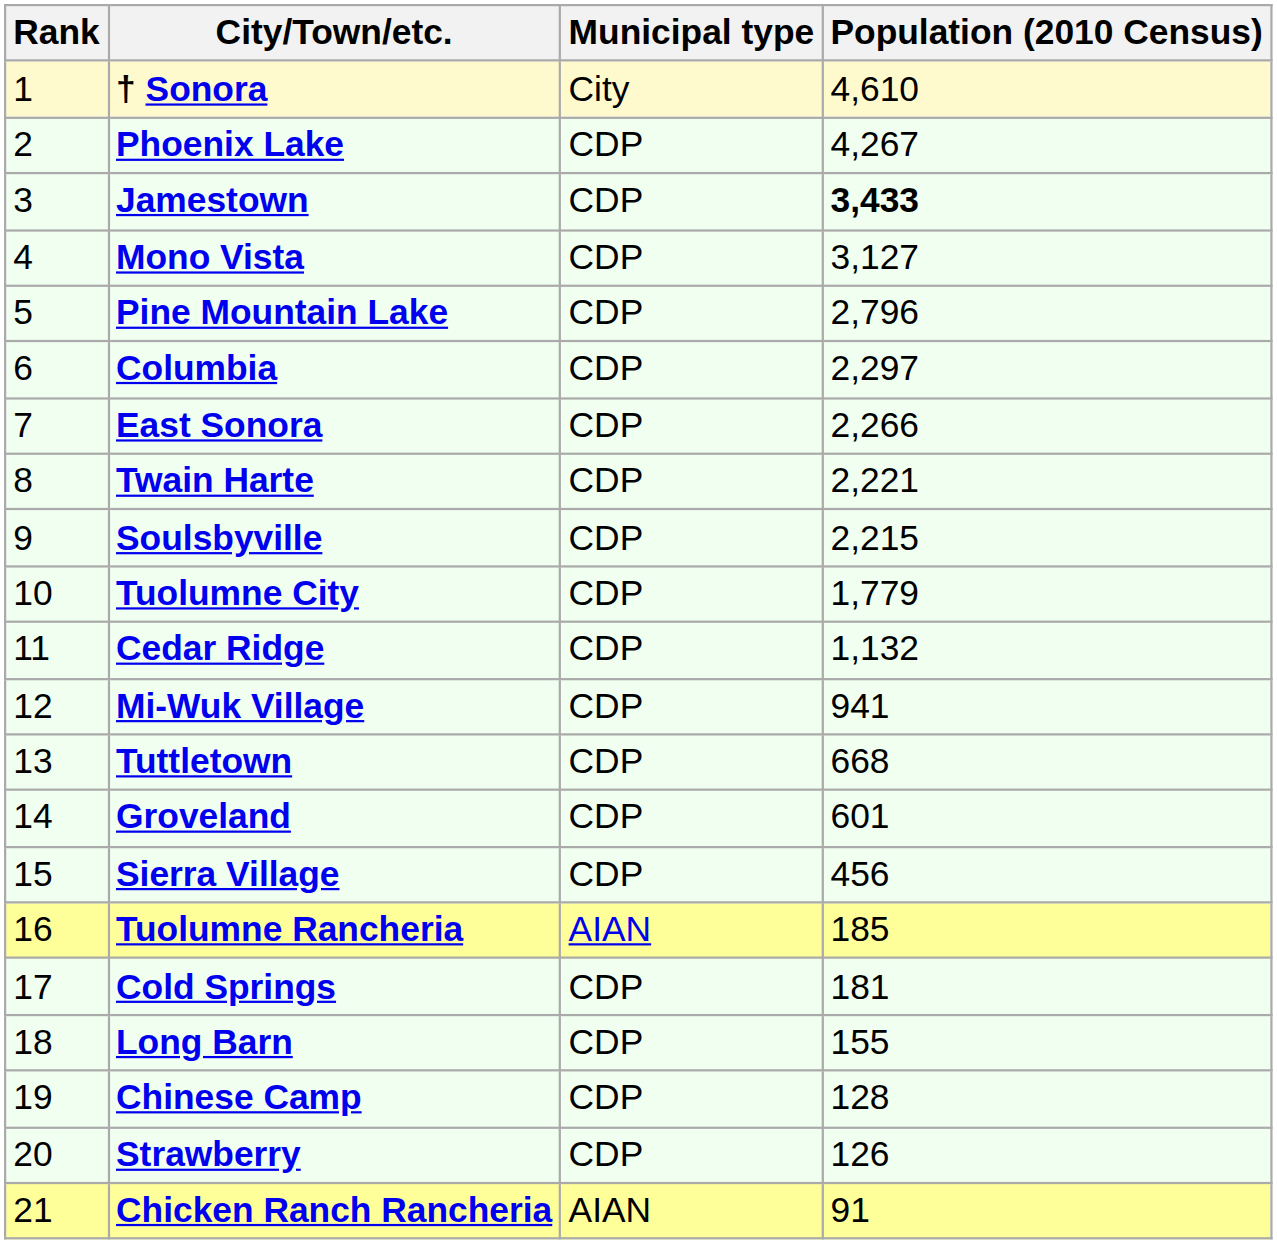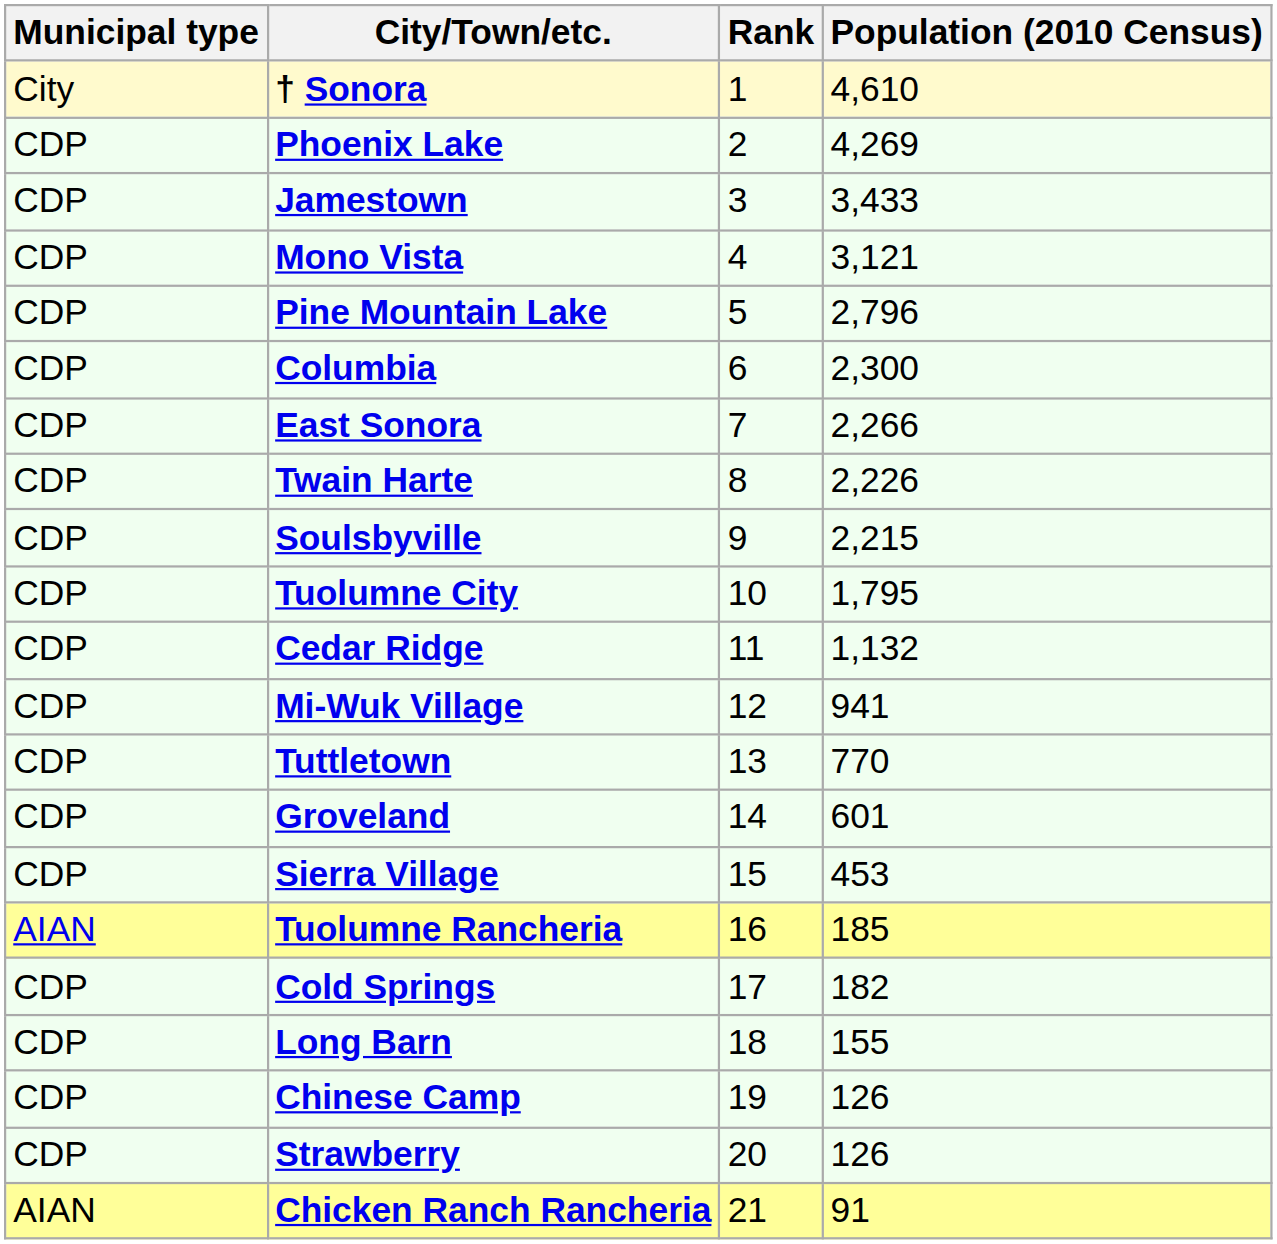columns swapped: (56, 32) <-> (691, 32)
(875, 144) 4,267 -> (875, 144) 4,269
(875, 200) bold -> (875, 200) normal
(875, 256) 3,127 -> (875, 256) 3,121
(875, 369) 2,297 -> (875, 369) 2,300
(875, 481) 2,221 -> (875, 481) 2,226
(875, 593) 1,779 -> (875, 593) 1,795
(860, 761) 668 -> (860, 761) 770
(860, 873) 456 -> (860, 873) 453
(860, 985) 181 -> (860, 985) 182
(860, 1098) 128 -> (860, 1098) 126
